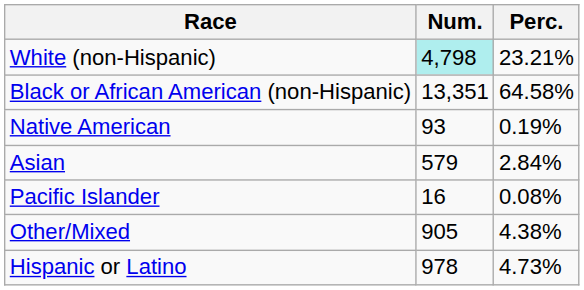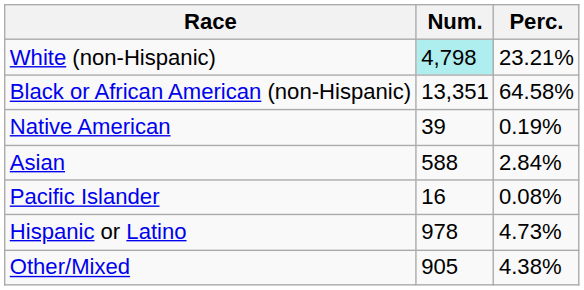(434, 127) 93 -> (434, 127) 39
(440, 162) 579 -> (440, 162) 588
rows swapped: (70, 232) <-> (98, 267)
